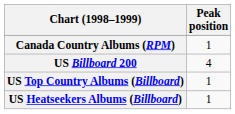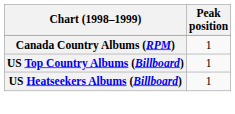- row: (95, 63)
